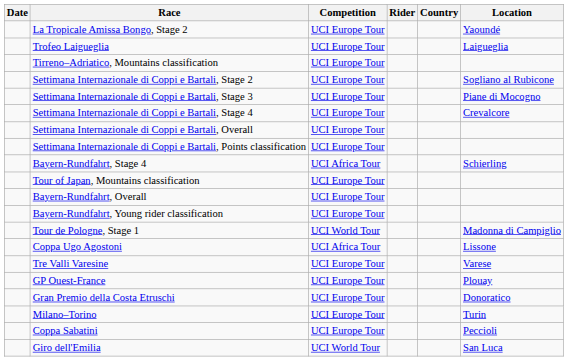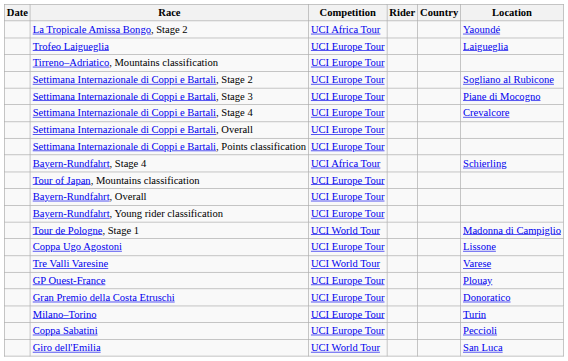(348, 29) UCI Europe Tour -> (346, 29) UCI Africa Tour
(346, 247) UCI Africa Tour -> (348, 247) UCI Europe Tour
(348, 264) UCI Europe Tour -> (345, 264) UCI World Tour
